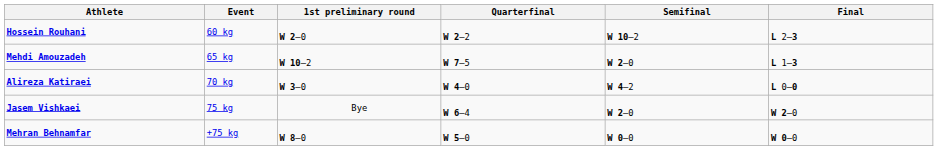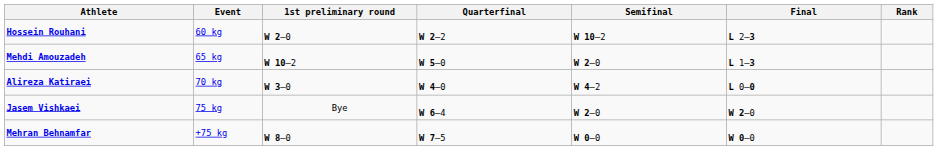+ column: (907, 11)
(457, 62) W 7–5 -> (432, 62) W 5–0
(457, 138) W 5–0 -> (432, 138) W 7–5
